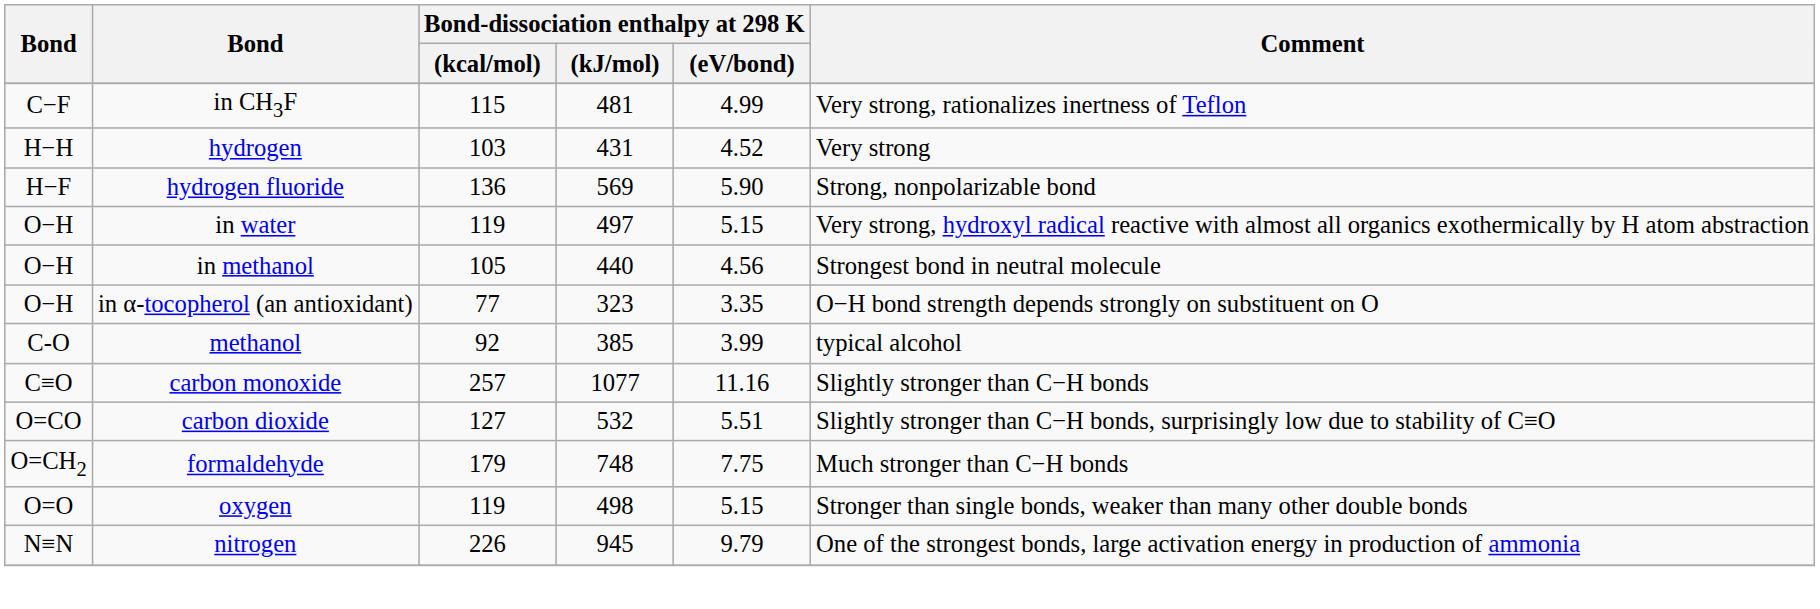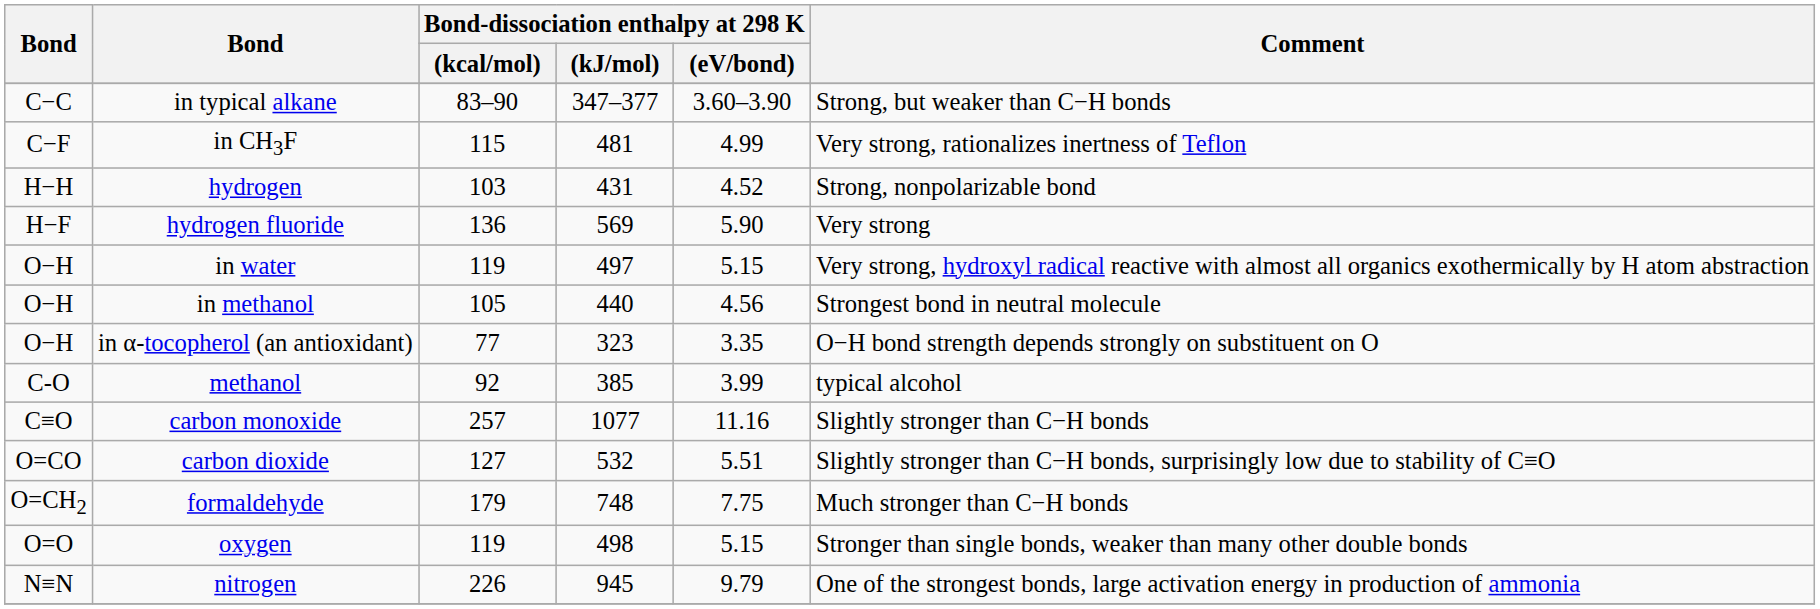+ row: (255, 102)
(873, 147) Very strong -> (956, 186) Strong, nonpolarizable bond
(956, 186) Strong, nonpolarizable bond -> (873, 225) Very strong
